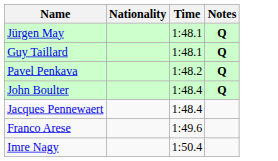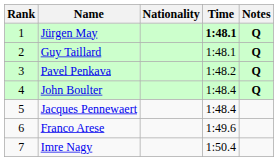+ column: (21, 14)
(187, 33) normal -> (221, 33) bold
